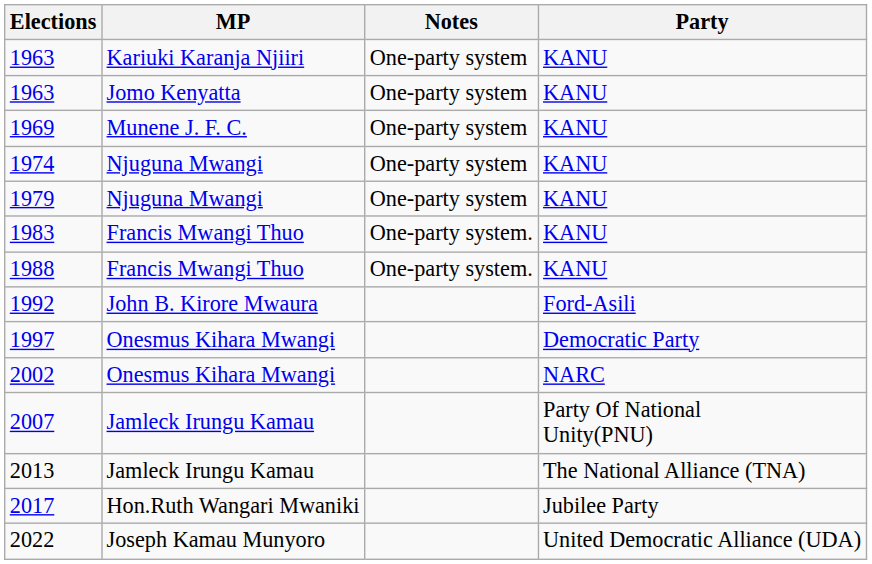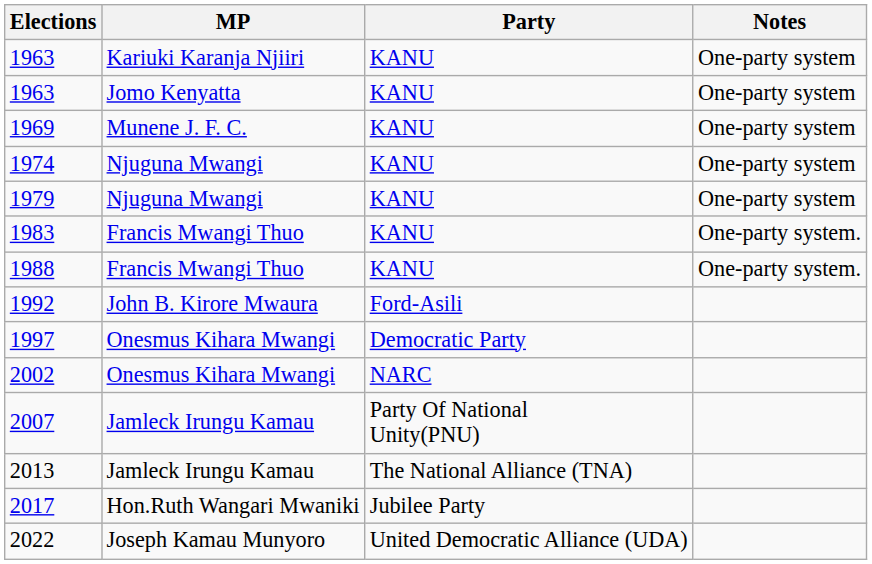columns swapped: (702, 22) <-> (451, 22)
